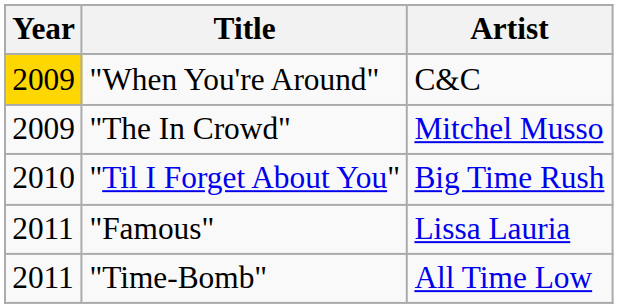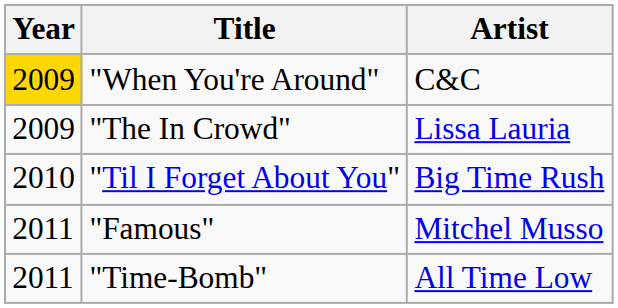(509, 128) Mitchel Musso -> (492, 128) Lissa Lauria
(492, 228) Lissa Lauria -> (509, 228) Mitchel Musso
